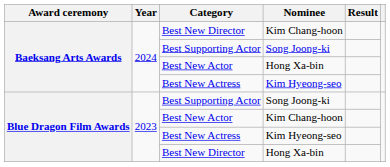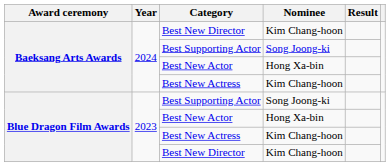(304, 83) Kim Hyeong-seo -> (304, 83) Kim Chang-hoon
(304, 118) Kim Chang-hoon -> (295, 118) Hong Xa-bin
(304, 135) Kim Hyeong-seo -> (304, 135) Kim Chang-hoon
(295, 153) Hong Xa-bin -> (304, 153) Kim Chang-hoon
